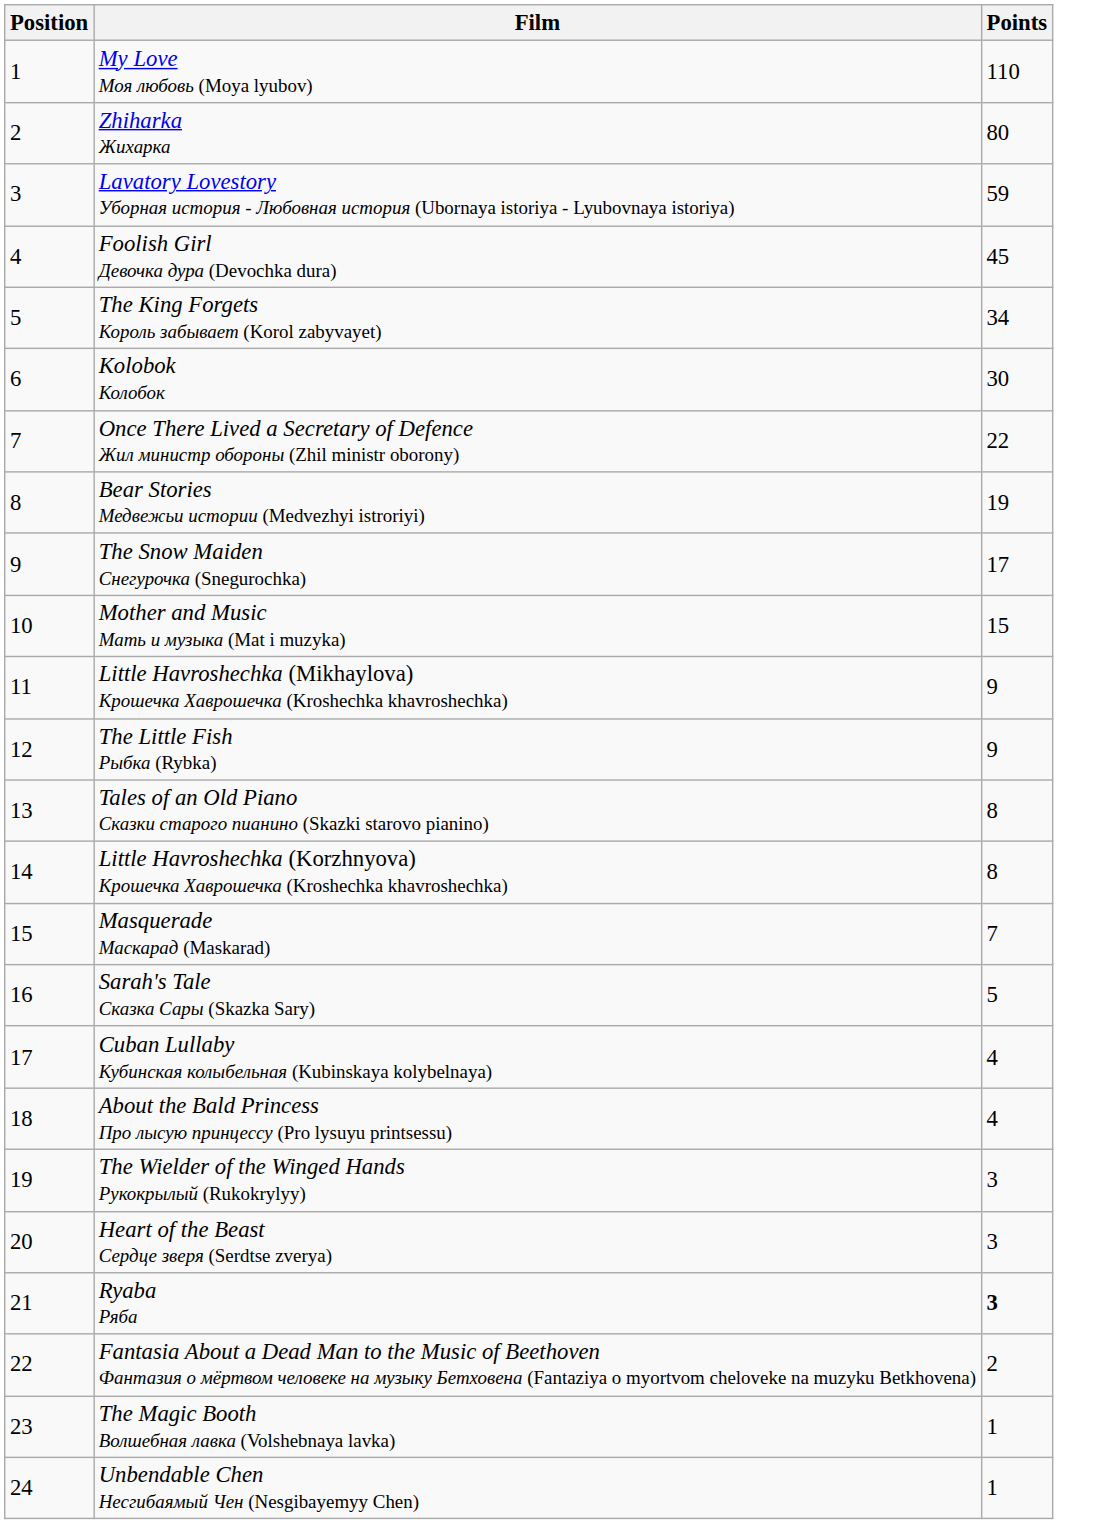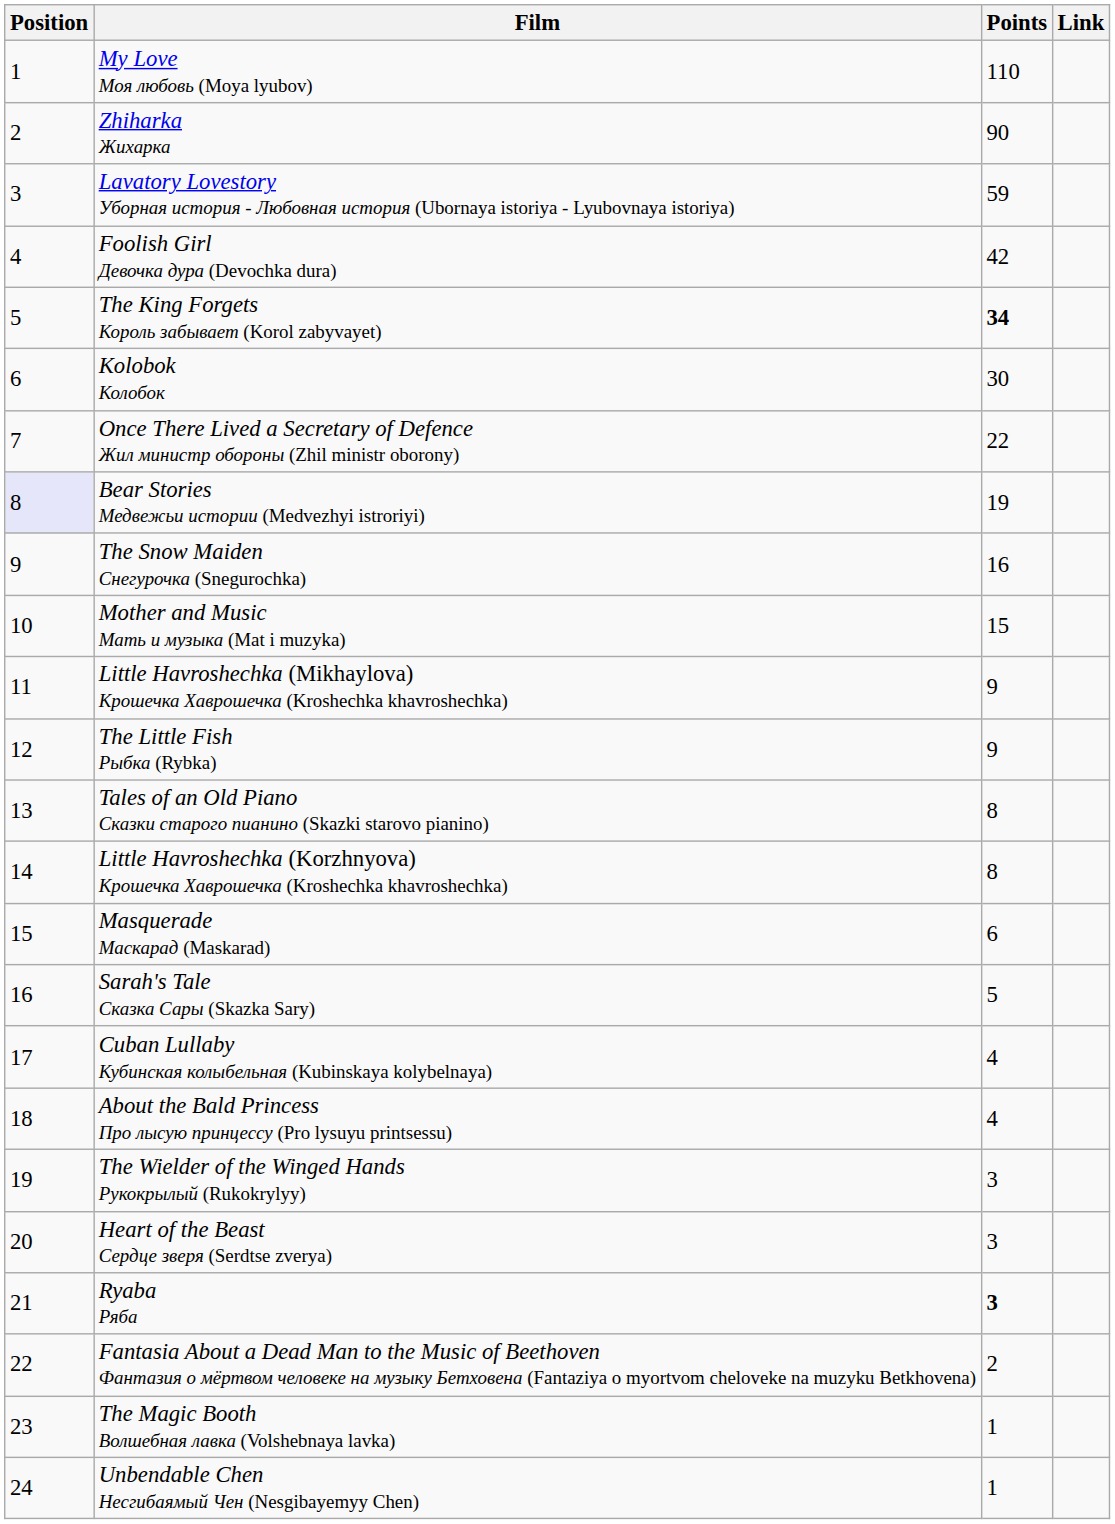+ column: (1081, 22)
(998, 132) 80 -> (998, 132) 90
(998, 256) 45 -> (998, 256) 42
(998, 317) normal -> (998, 317) bold
(16, 502) no background -> (16, 502) lavender background
(998, 564) 17 -> (998, 564) 16
(992, 933) 7 -> (992, 933) 6
